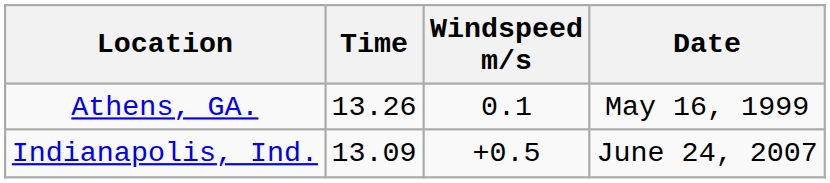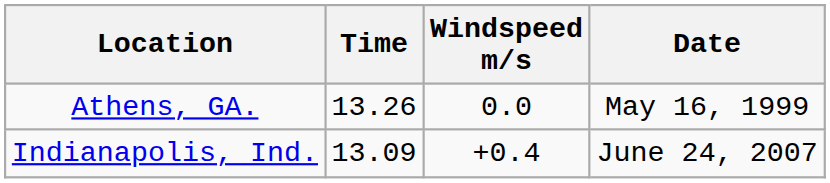(507, 107) 0.1 -> (507, 107) 0.0
(507, 153) +0.5 -> (507, 153) +0.4
